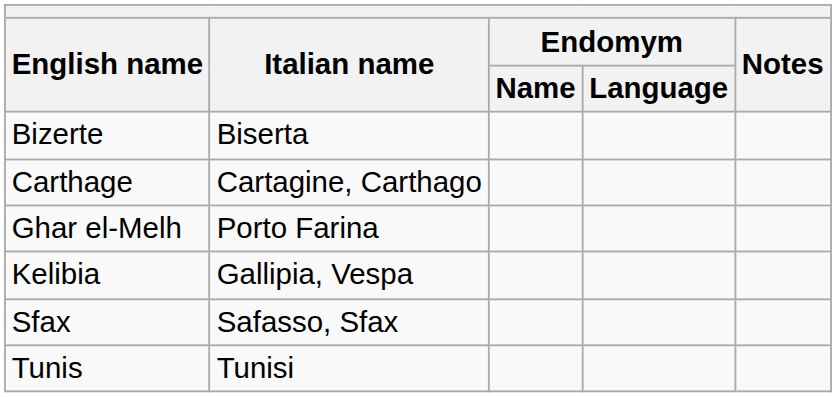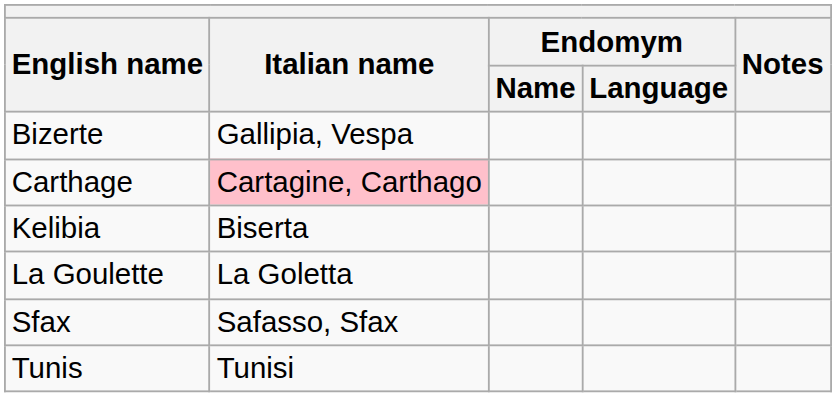(263, 134) Biserta -> (315, 134) Gallipia, Vespa
(349, 181) no background -> (349, 181) pink background
- row: (97, 228)
(315, 274) Gallipia, Vespa -> (263, 228) Biserta
+ row: (88, 274)
